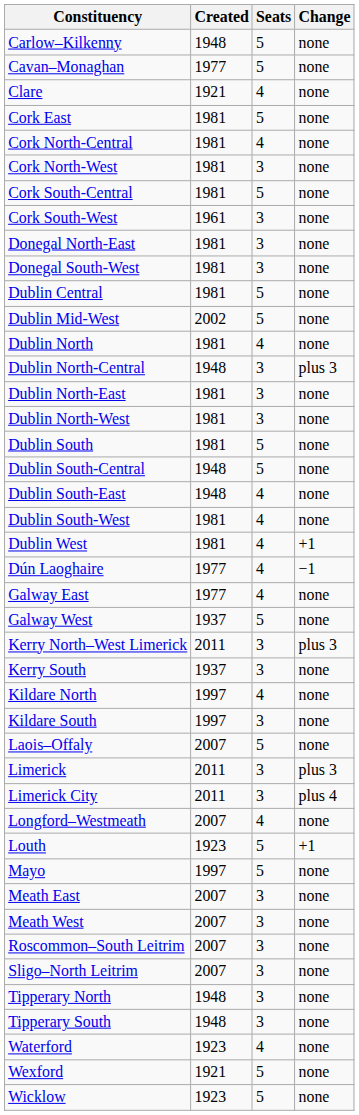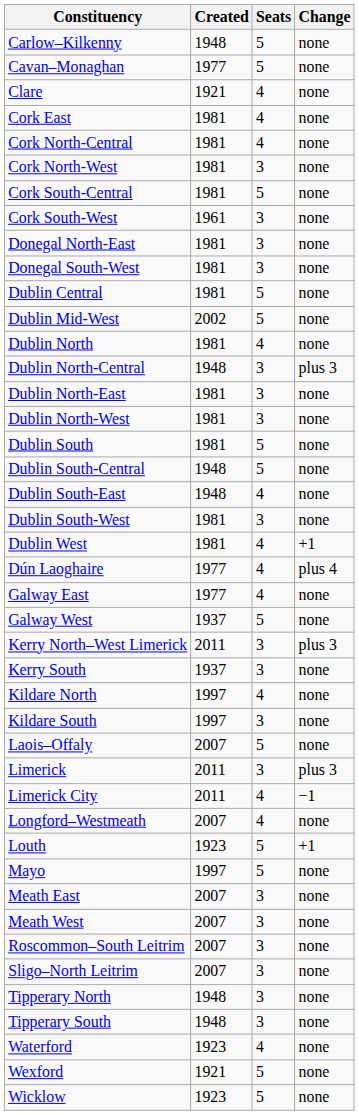(260, 117) 5 -> (260, 117) 4
(260, 519) 4 -> (260, 519) 3
(307, 569) −1 -> (318, 569) plus 4
(260, 795) 3 -> (260, 795) 4
(318, 795) plus 4 -> (307, 795) −1
